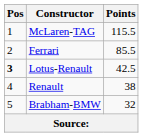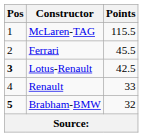(126, 50) 85.5 -> (126, 50) 45.5
(130, 87) 38 -> (130, 87) 33
(10, 105) normal -> (10, 105) bold
